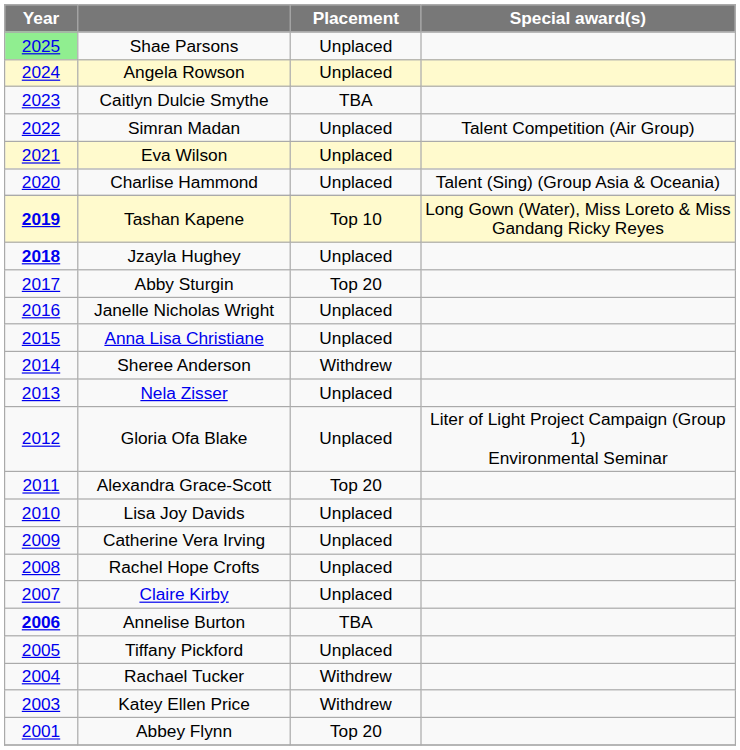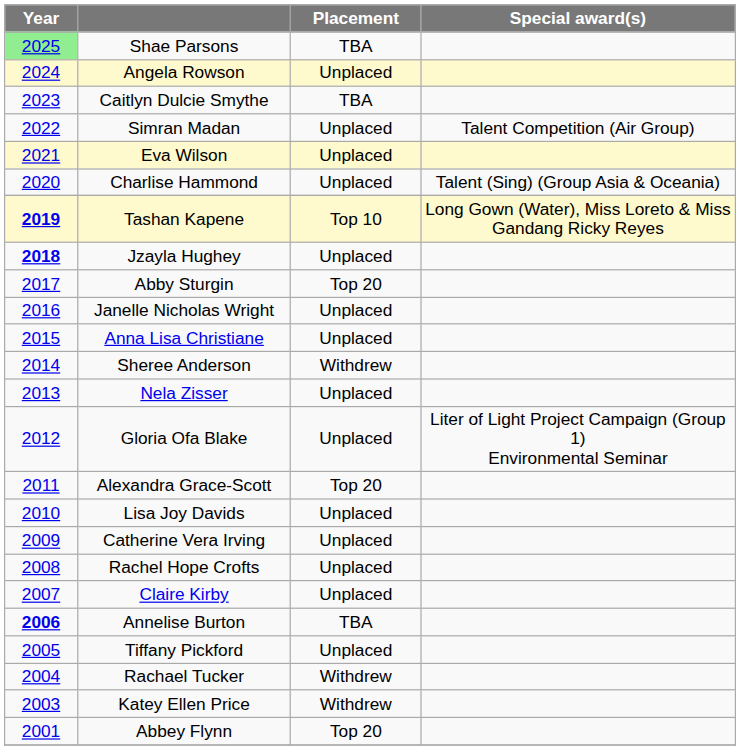(356, 46) Unplaced -> (356, 46) TBA
